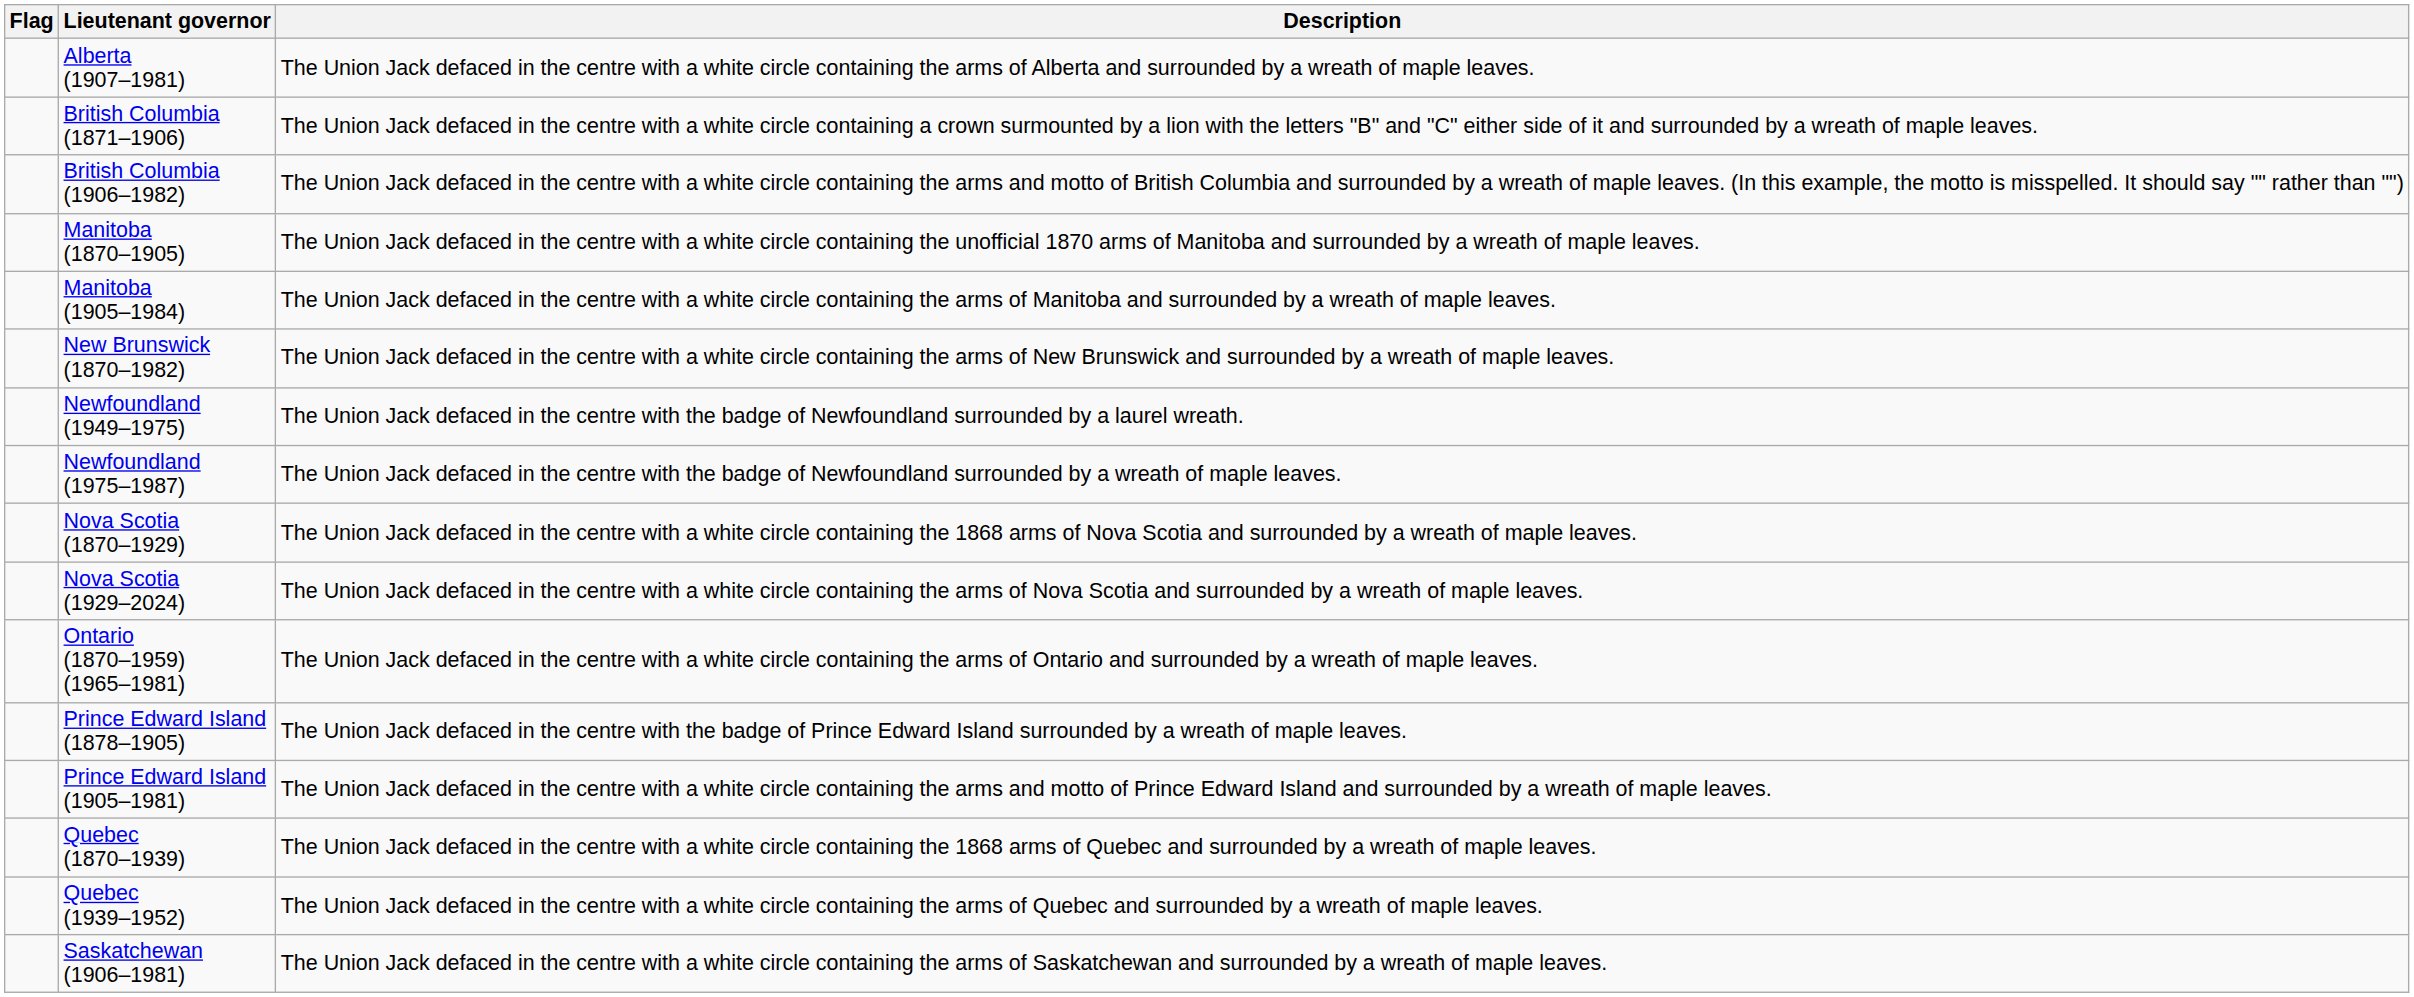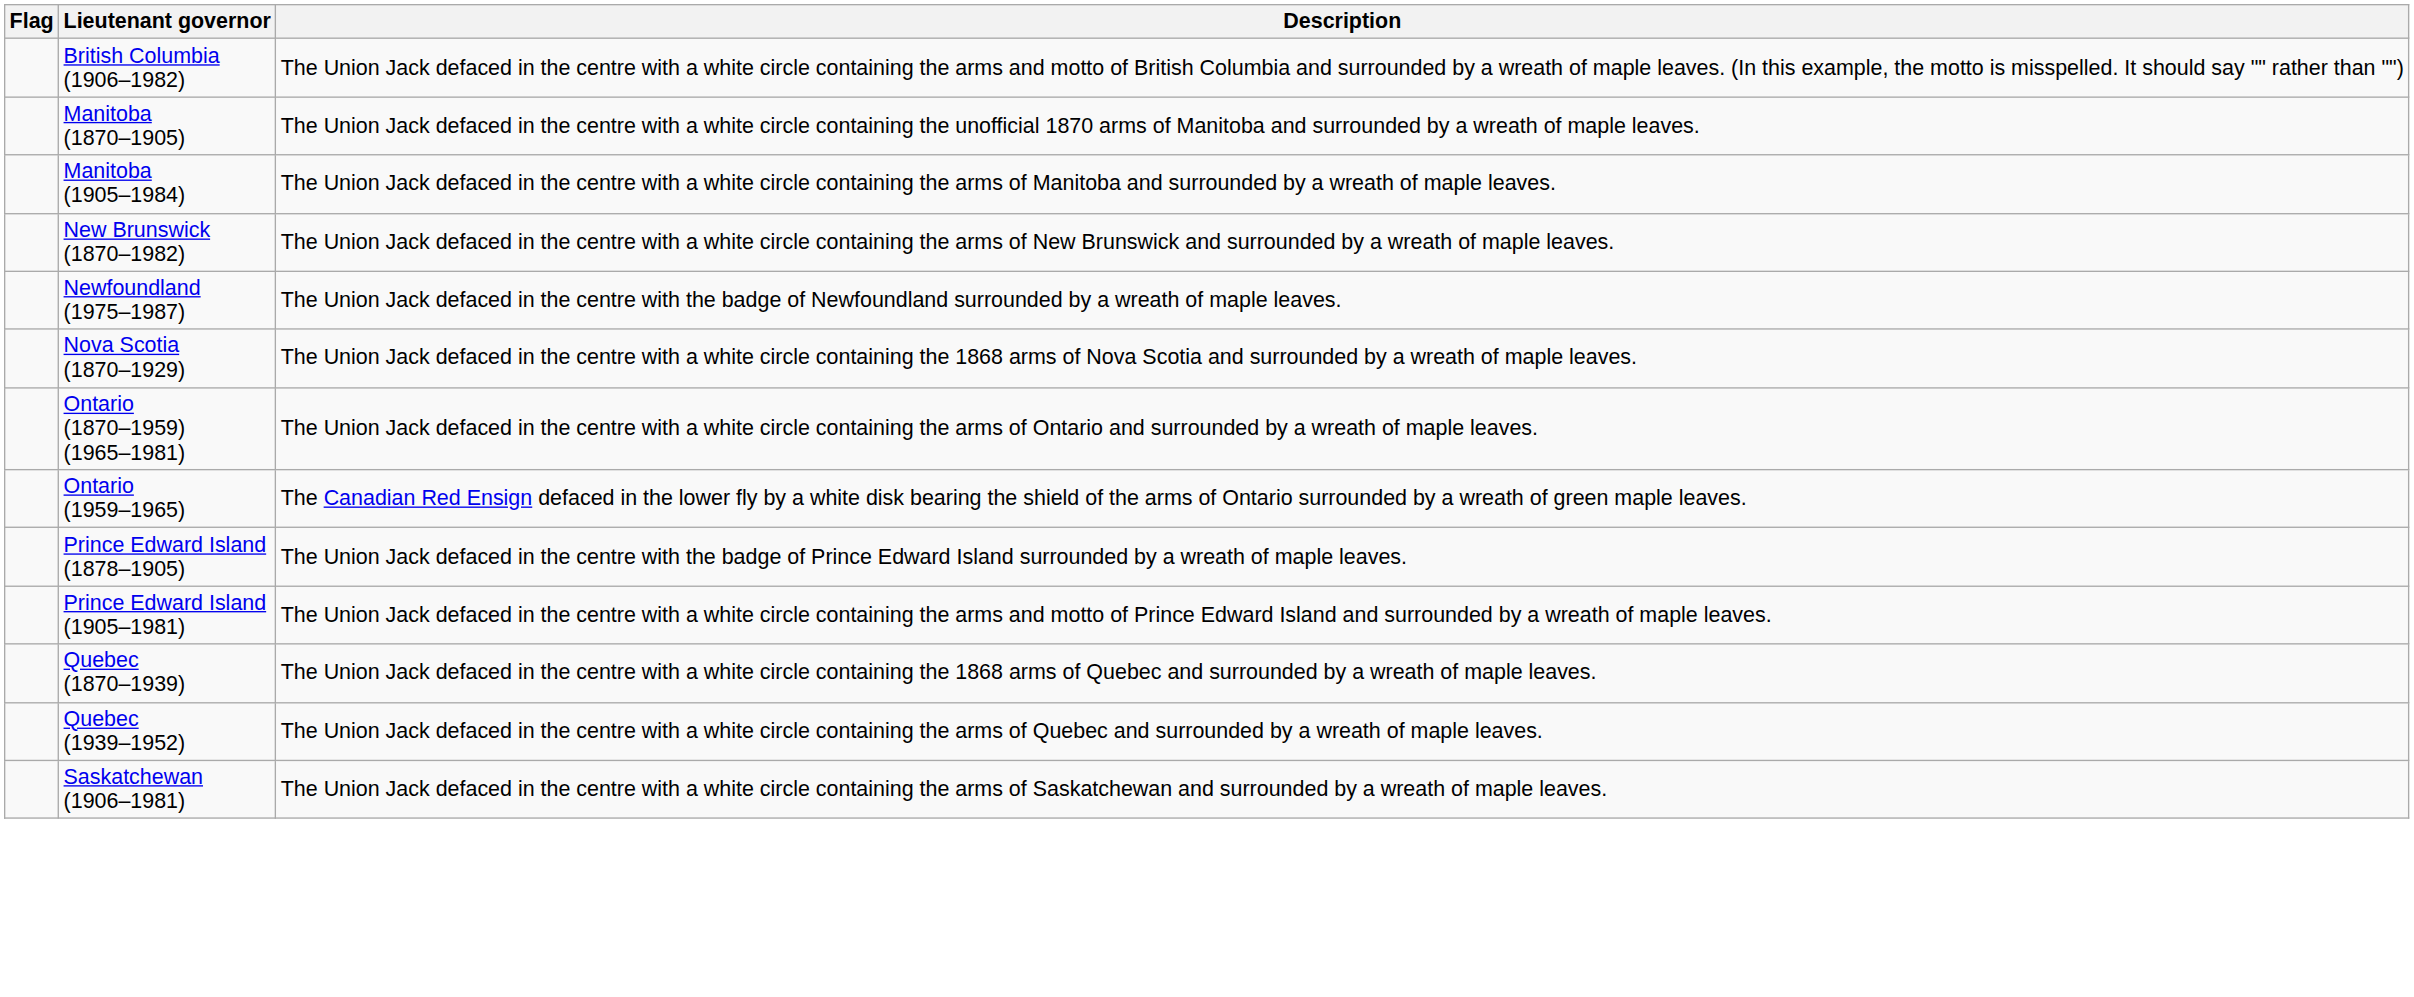- row: (124, 67)
- row: (142, 125)
- row: (132, 416)
- row: (124, 590)
+ row: (124, 498)
